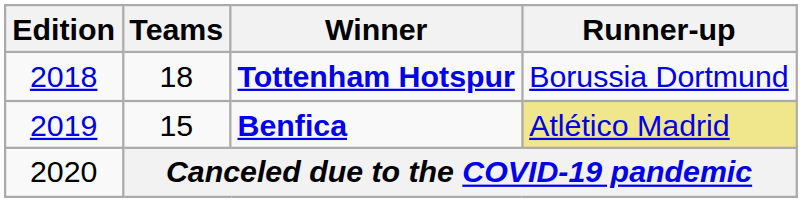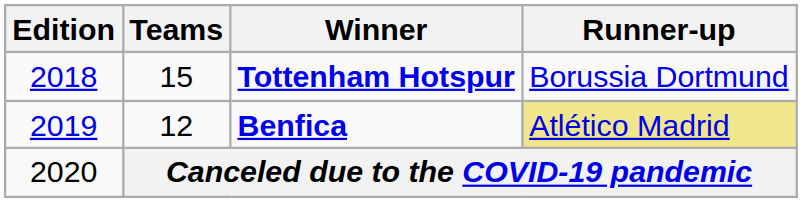(176, 76) 18 -> (176, 76) 15
(176, 124) 15 -> (176, 124) 12
